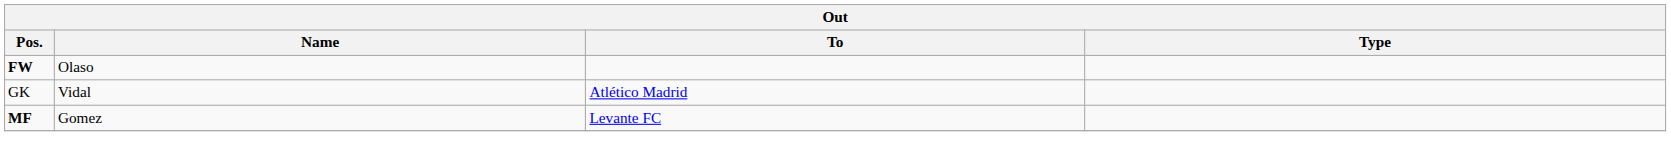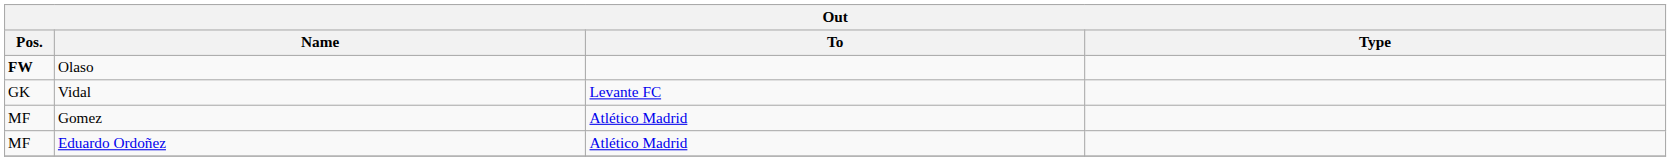(638, 93) Atlético Madrid -> (625, 93) Levante FC
(20, 118) bold -> (19, 118) normal
(625, 118) Levante FC -> (638, 118) Atlético Madrid
+ row: (112, 143)
